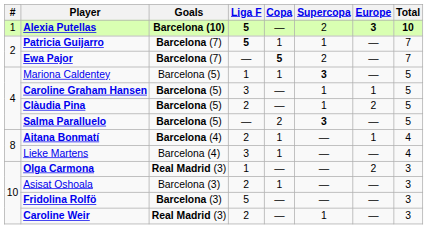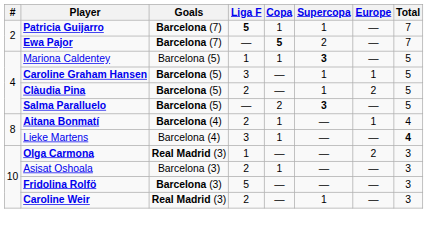- row: (60, 28)
(408, 153) normal -> (408, 138) bold
